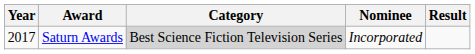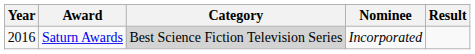(22, 37) 2017 -> (22, 37) 2016
